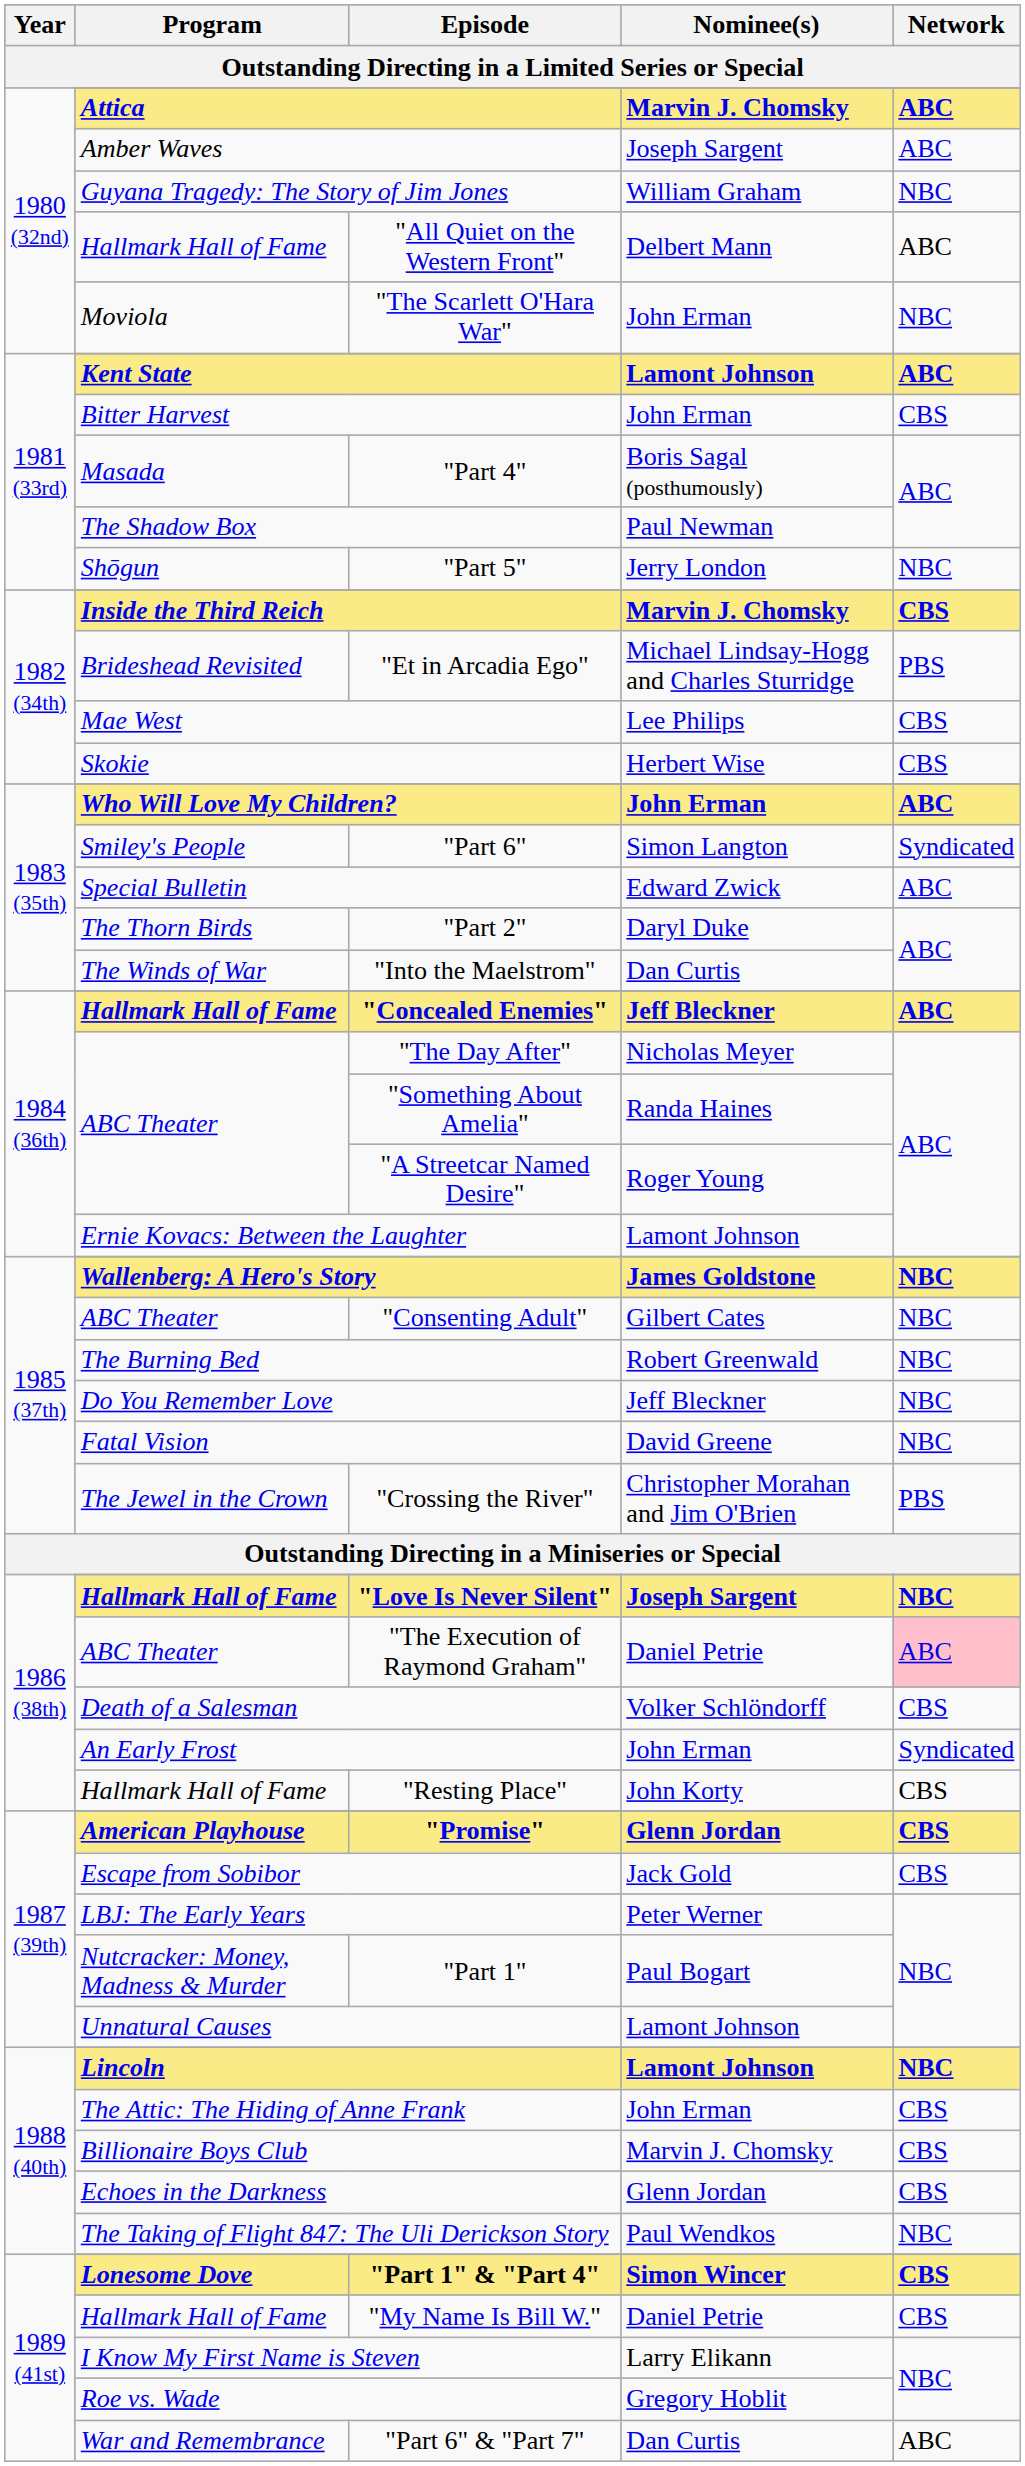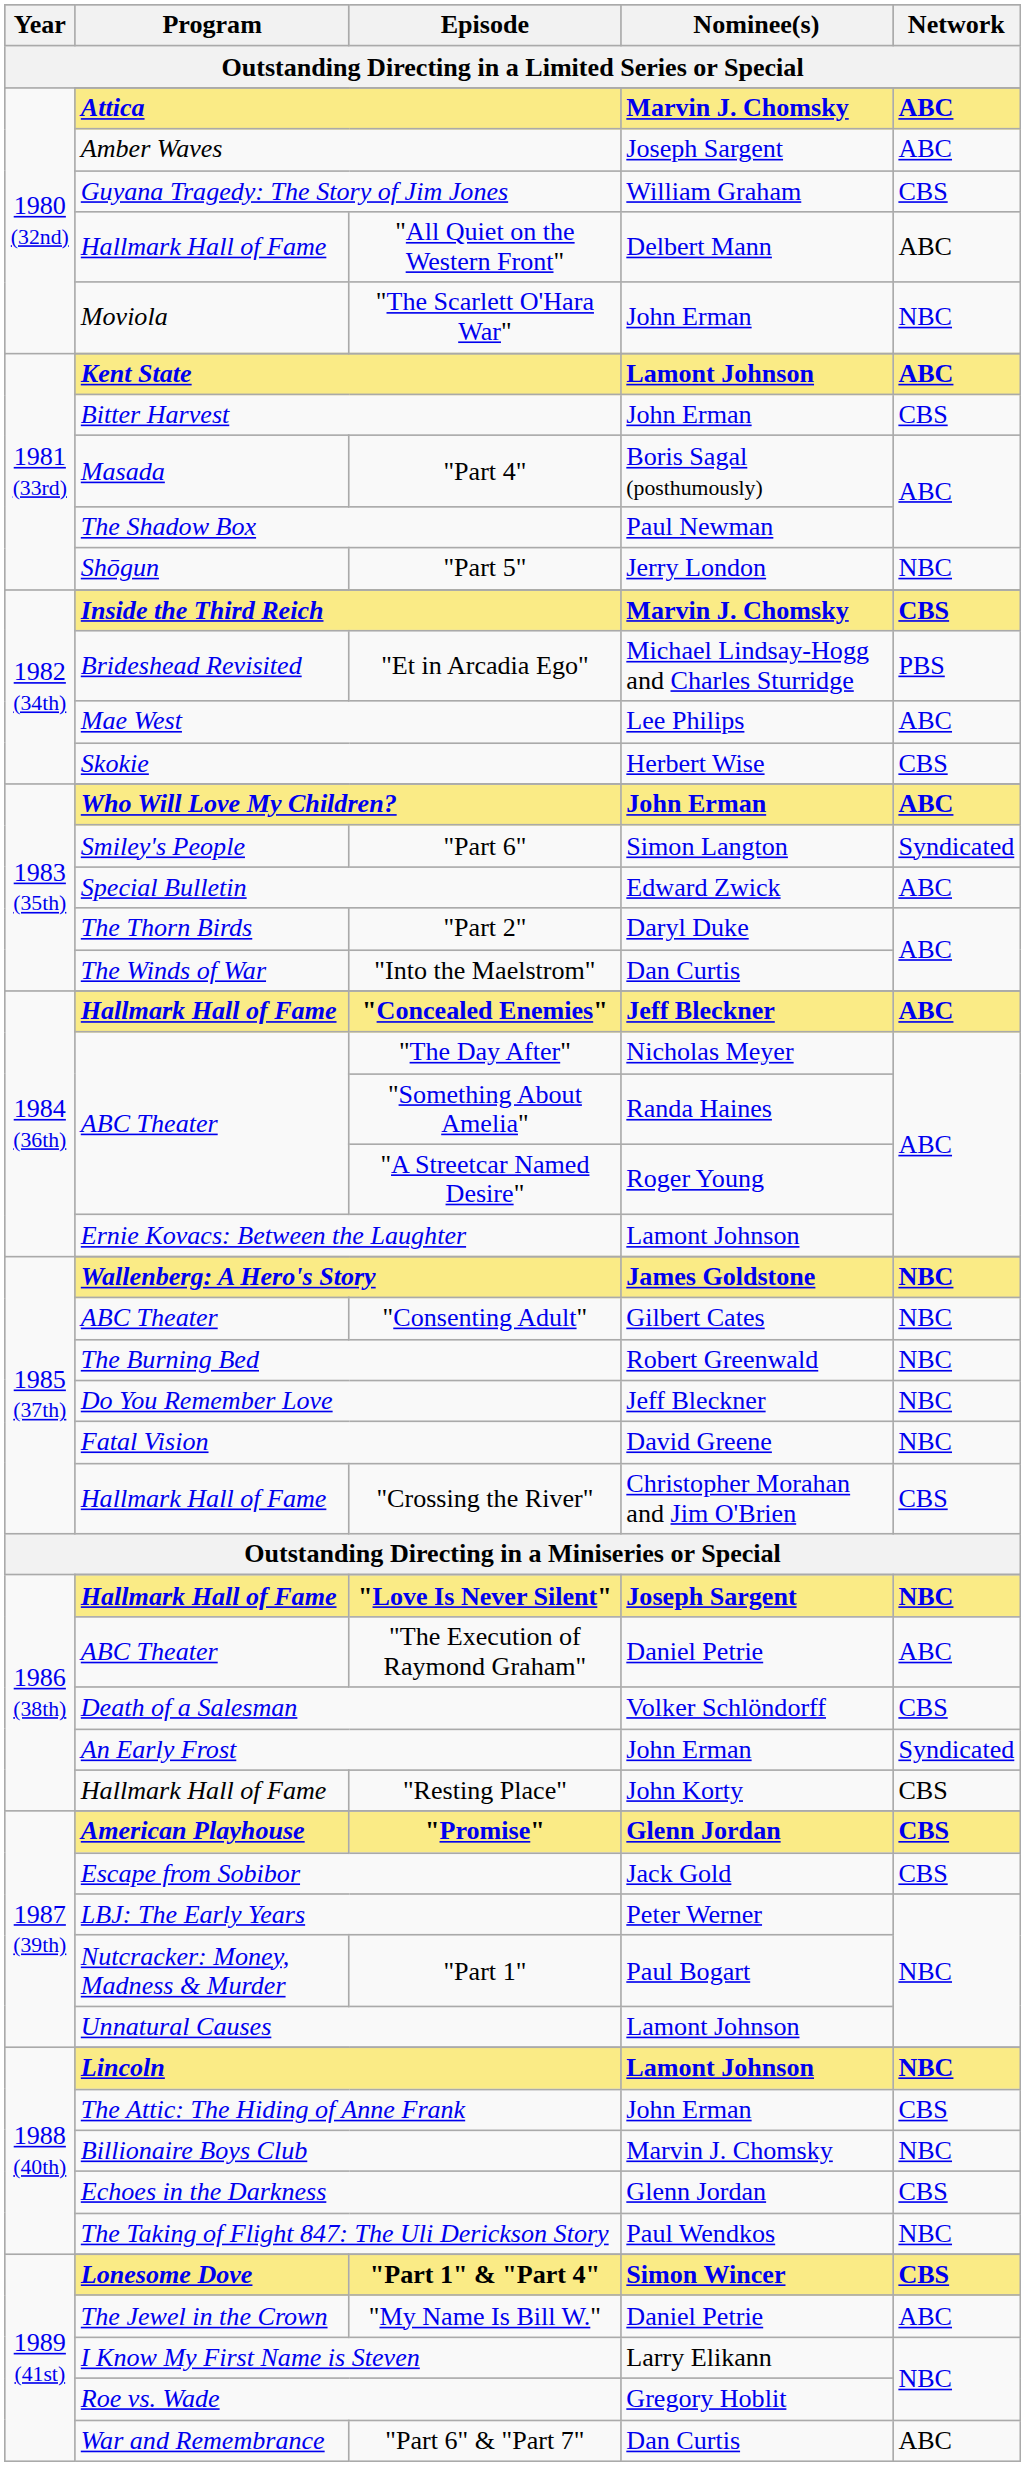(925, 190) NBC -> (923, 190) CBS
(923, 721) CBS -> (925, 721) ABC
(204, 1498) The Jewel in the Crown -> (204, 1498) Hallmark Hall of Fame
(922, 1498) PBS -> (923, 1498) CBS
(925, 1651) pink background -> (925, 1651) no background
(923, 2150) CBS -> (925, 2150) NBC
(204, 2315) Hallmark Hall of Fame -> (204, 2315) The Jewel in the Crown
(923, 2315) CBS -> (925, 2315) ABC
